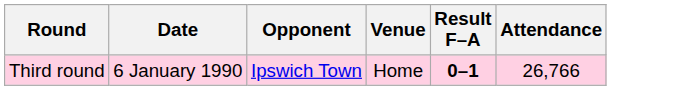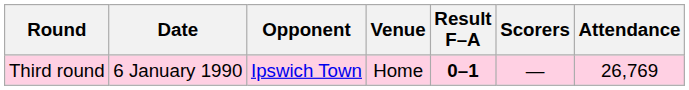+ column: (535, 29)
(551, 70) 26,766 -> (630, 70) 26,769
